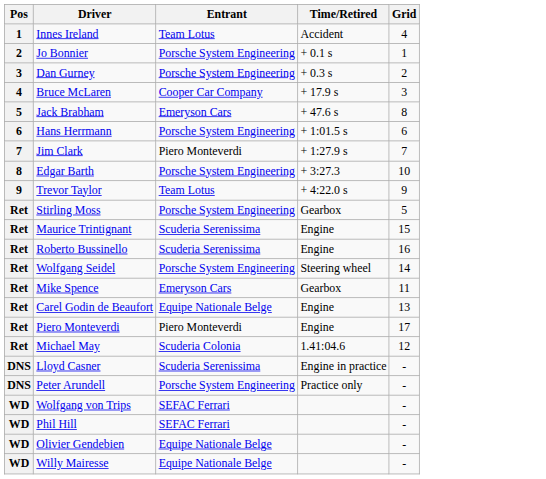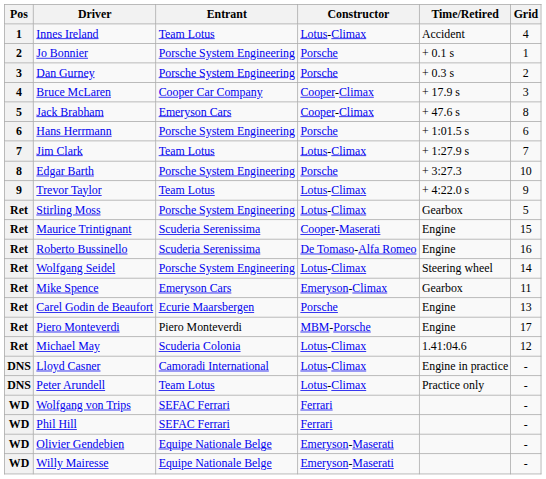+ column: (358, 14)
(200, 151) Piero Monteverdi -> (187, 151) Team Lotus
(215, 307) Equipe Nationale Belge -> (206, 307) Ecurie Maarsbergen
(209, 366) Scuderia Serenissima -> (214, 366) Camoradi International
(227, 385) Porsche System Engineering -> (187, 385) Team Lotus
